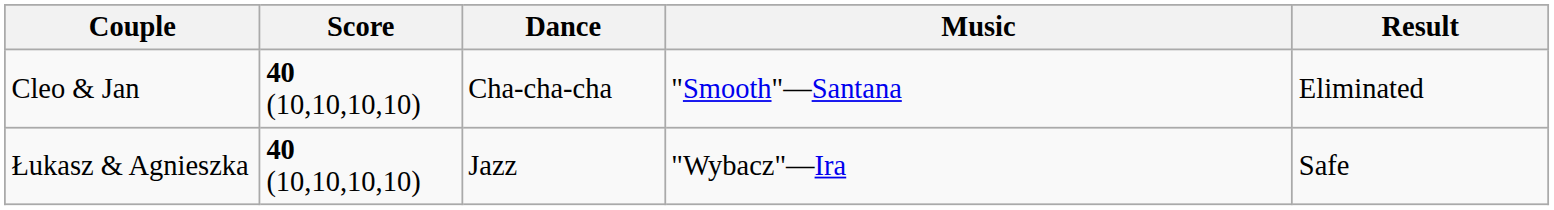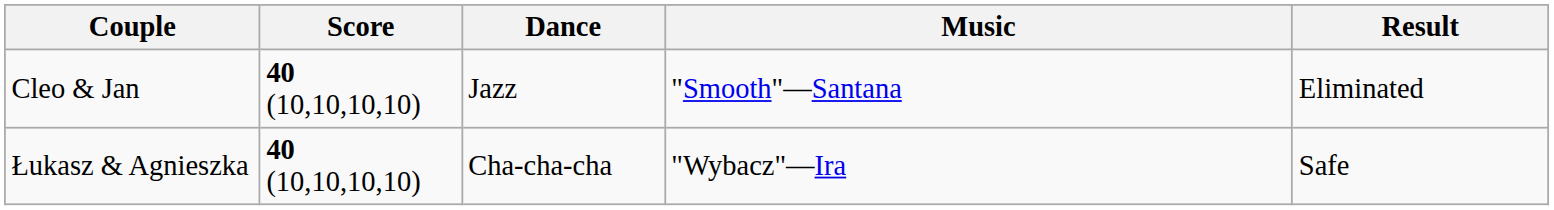(540, 88) Cha-cha-cha -> (493, 88) Jazz
(493, 165) Jazz -> (540, 165) Cha-cha-cha
